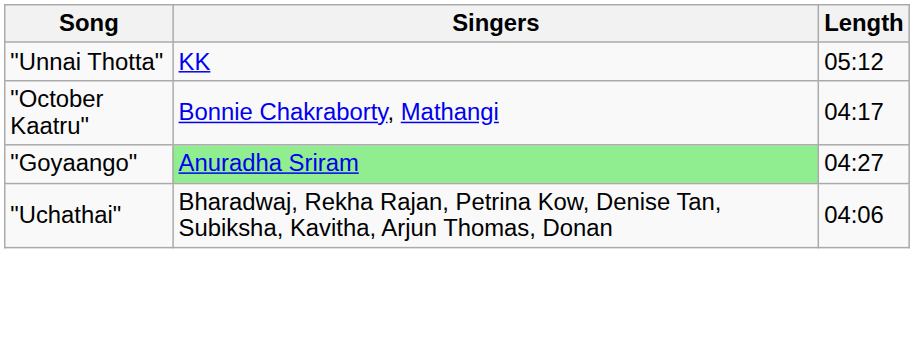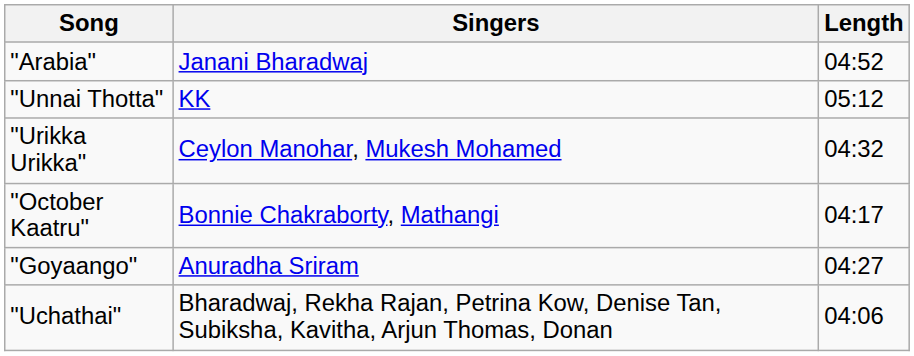+ row: (53, 61)
+ row: (48, 150)
(269, 163) lightgreen background -> (269, 266) no background
